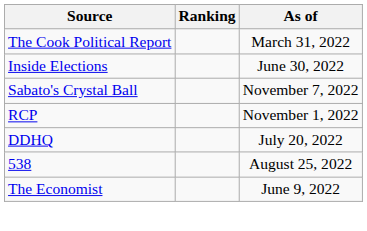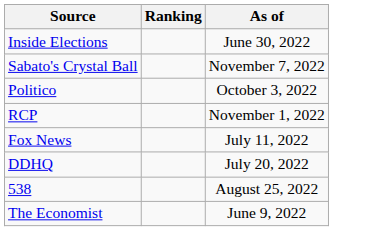- row: (90, 41)
+ row: (32, 90)
+ row: (40, 139)
